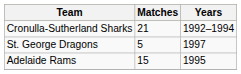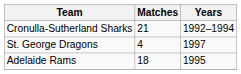(140, 45) 5 -> (140, 45) 4
(143, 61) 15 -> (143, 61) 18
